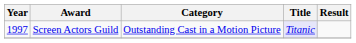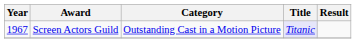(17, 29) 1997 -> (17, 29) 1967
